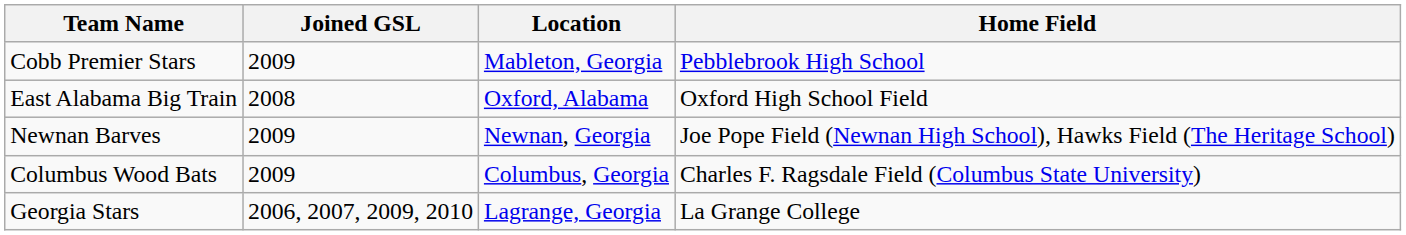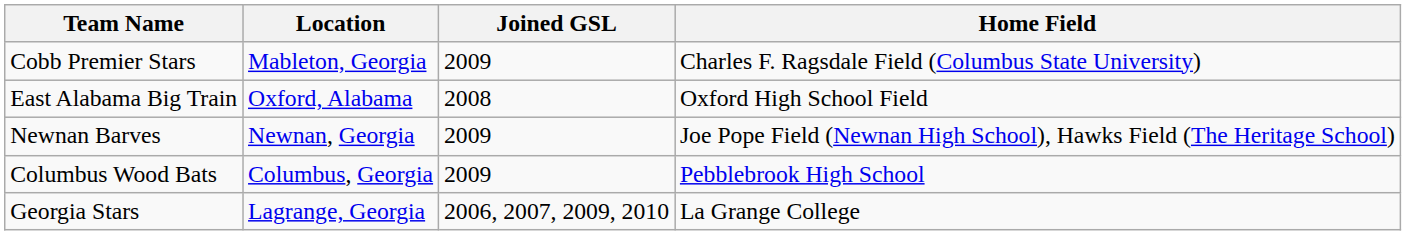columns swapped: (576, 23) <-> (361, 23)
(802, 60) Pebblebrook High School -> (940, 60) Charles F. Ragsdale Field (Columbus State University)
(940, 173) Charles F. Ragsdale Field (Columbus State University) -> (802, 173) Pebblebrook High School
